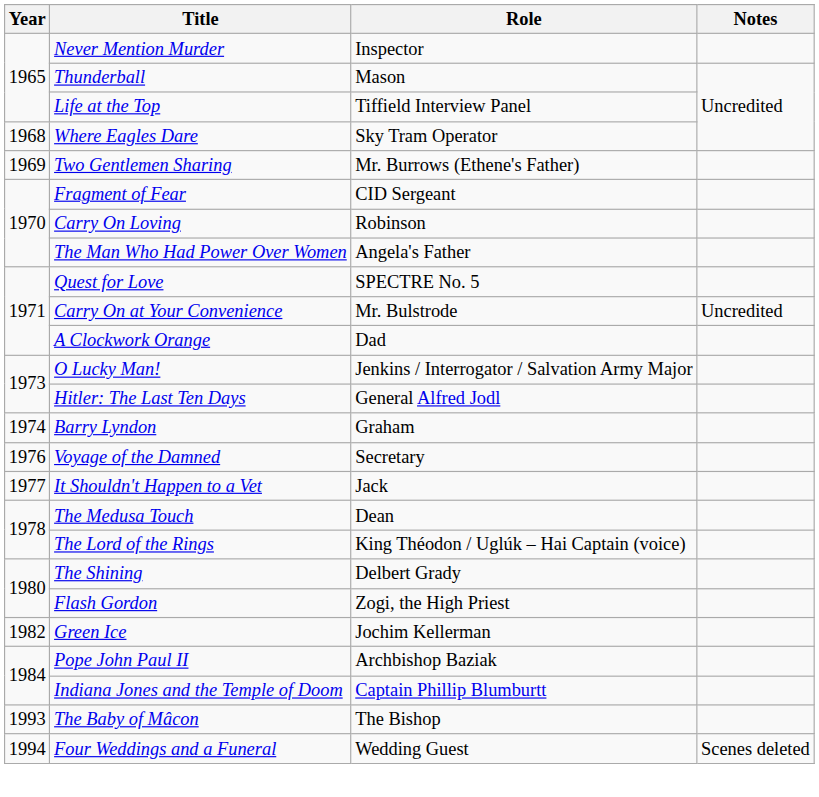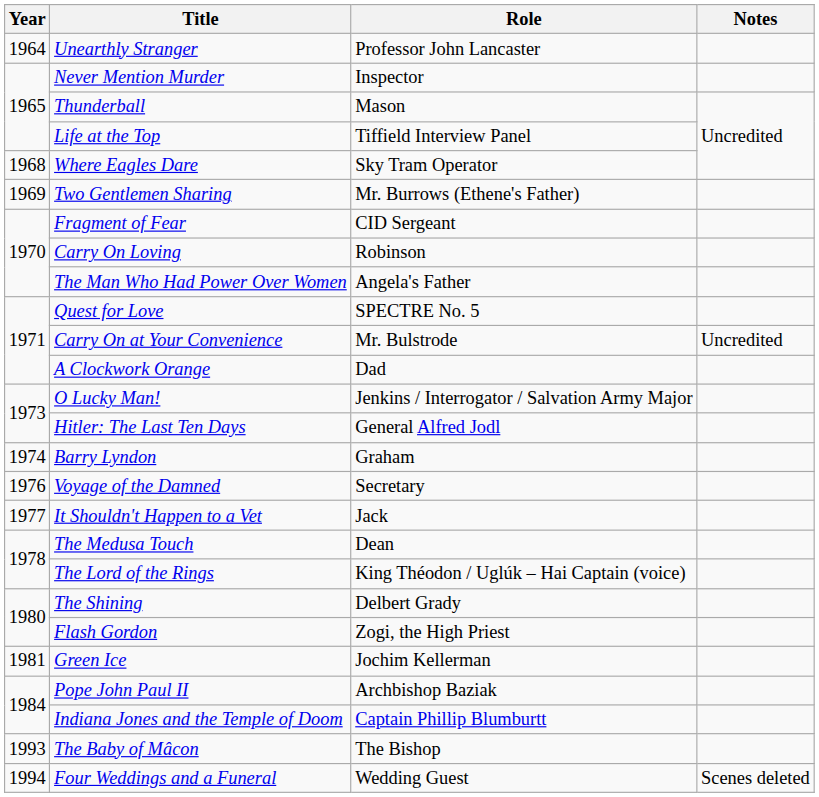+ row: (126, 48)
(27, 631) 1982 -> (27, 661) 1981
